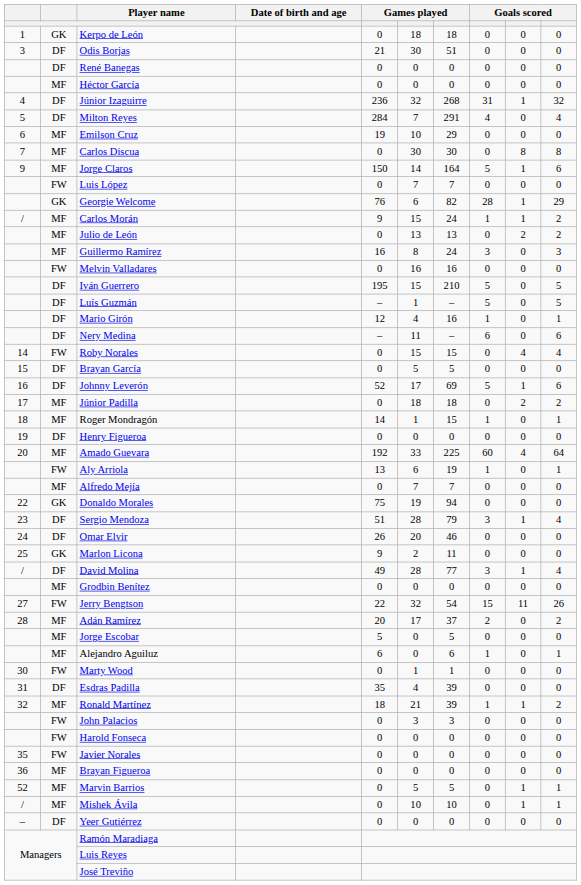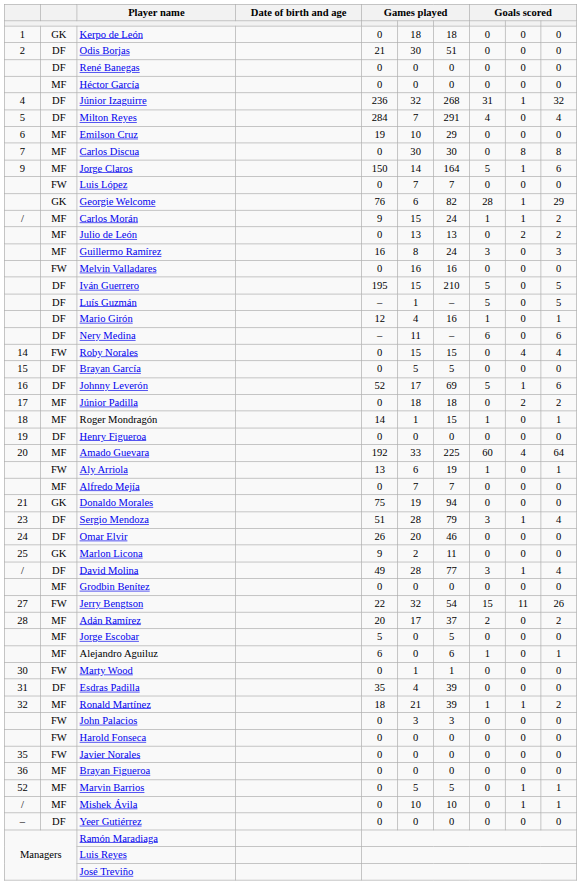(22, 51) 3 -> (22, 51) 2
(22, 503) 22 -> (22, 503) 21
